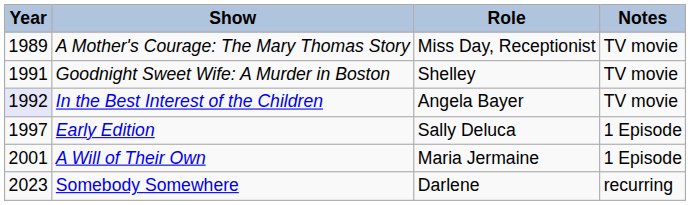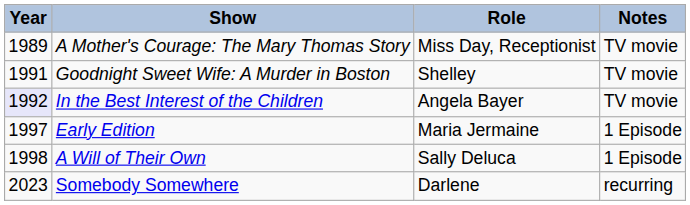(467, 130) Sally Deluca -> (478, 130) Maria Jermaine
(28, 158) 2001 -> (28, 158) 1998
(478, 158) Maria Jermaine -> (467, 158) Sally Deluca
